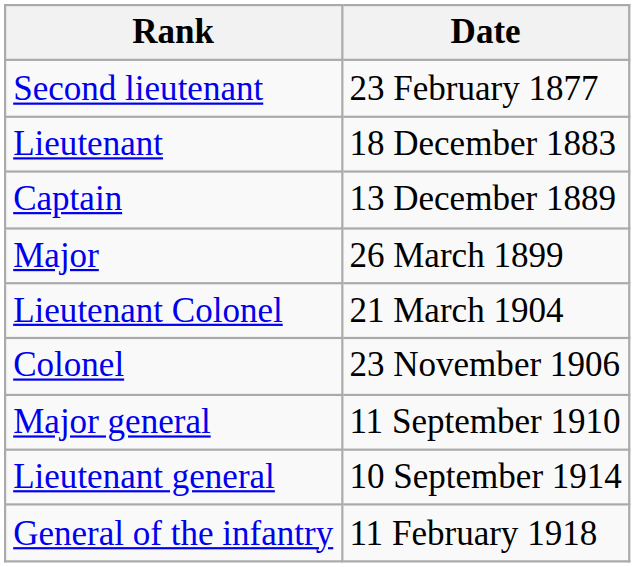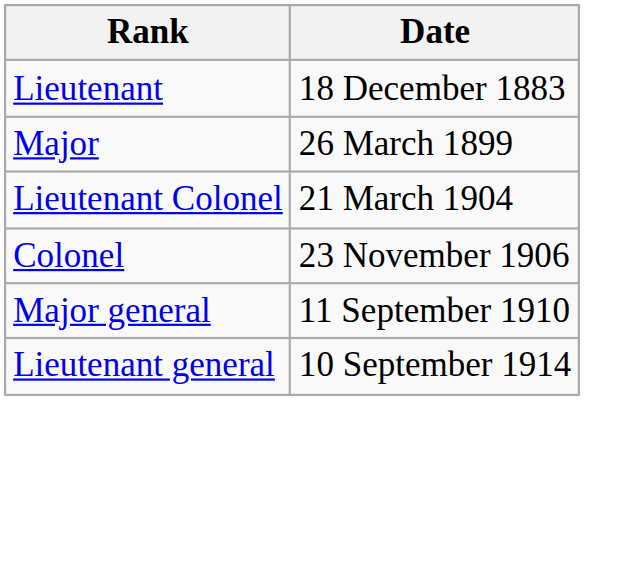- row: (138, 87)
- row: (68, 198)
- row: (173, 532)
